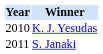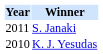rows swapped: (65, 28) <-> (54, 44)
